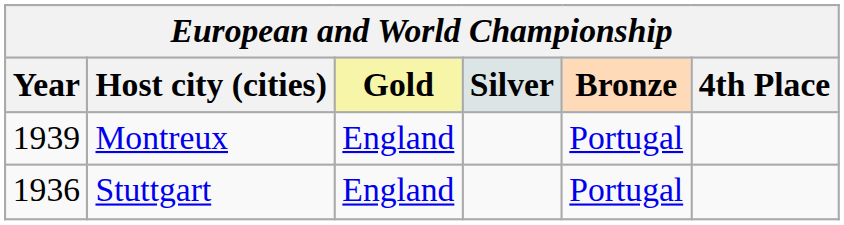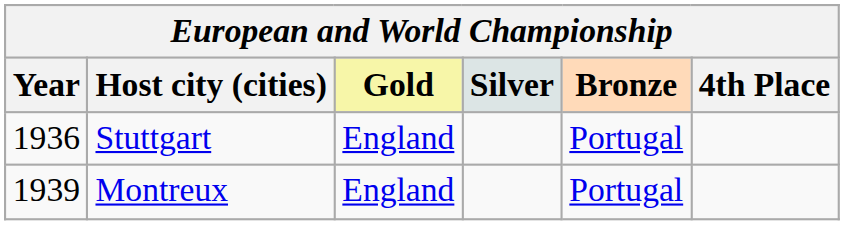rows swapped: (153, 191) <-> (162, 137)
